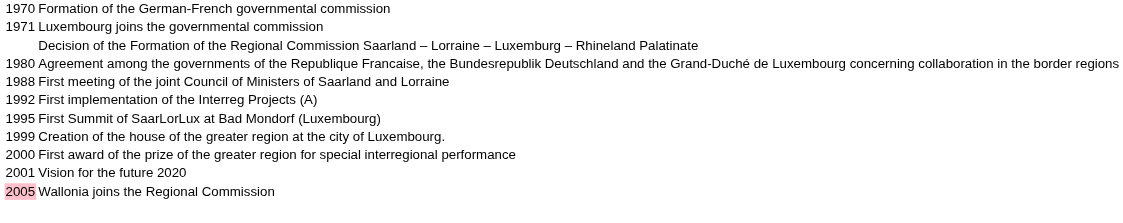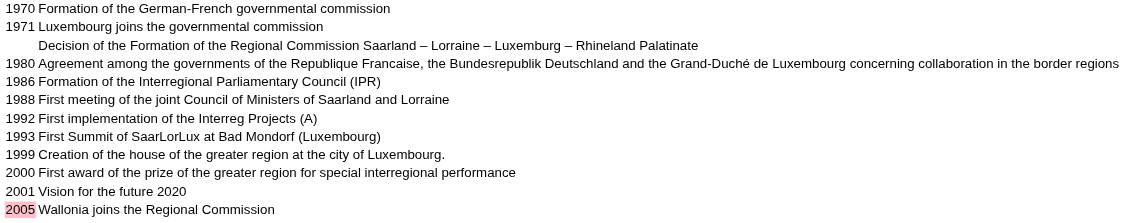+ row: (210, 82)
(20, 118) 1995 -> (20, 136) 1993
